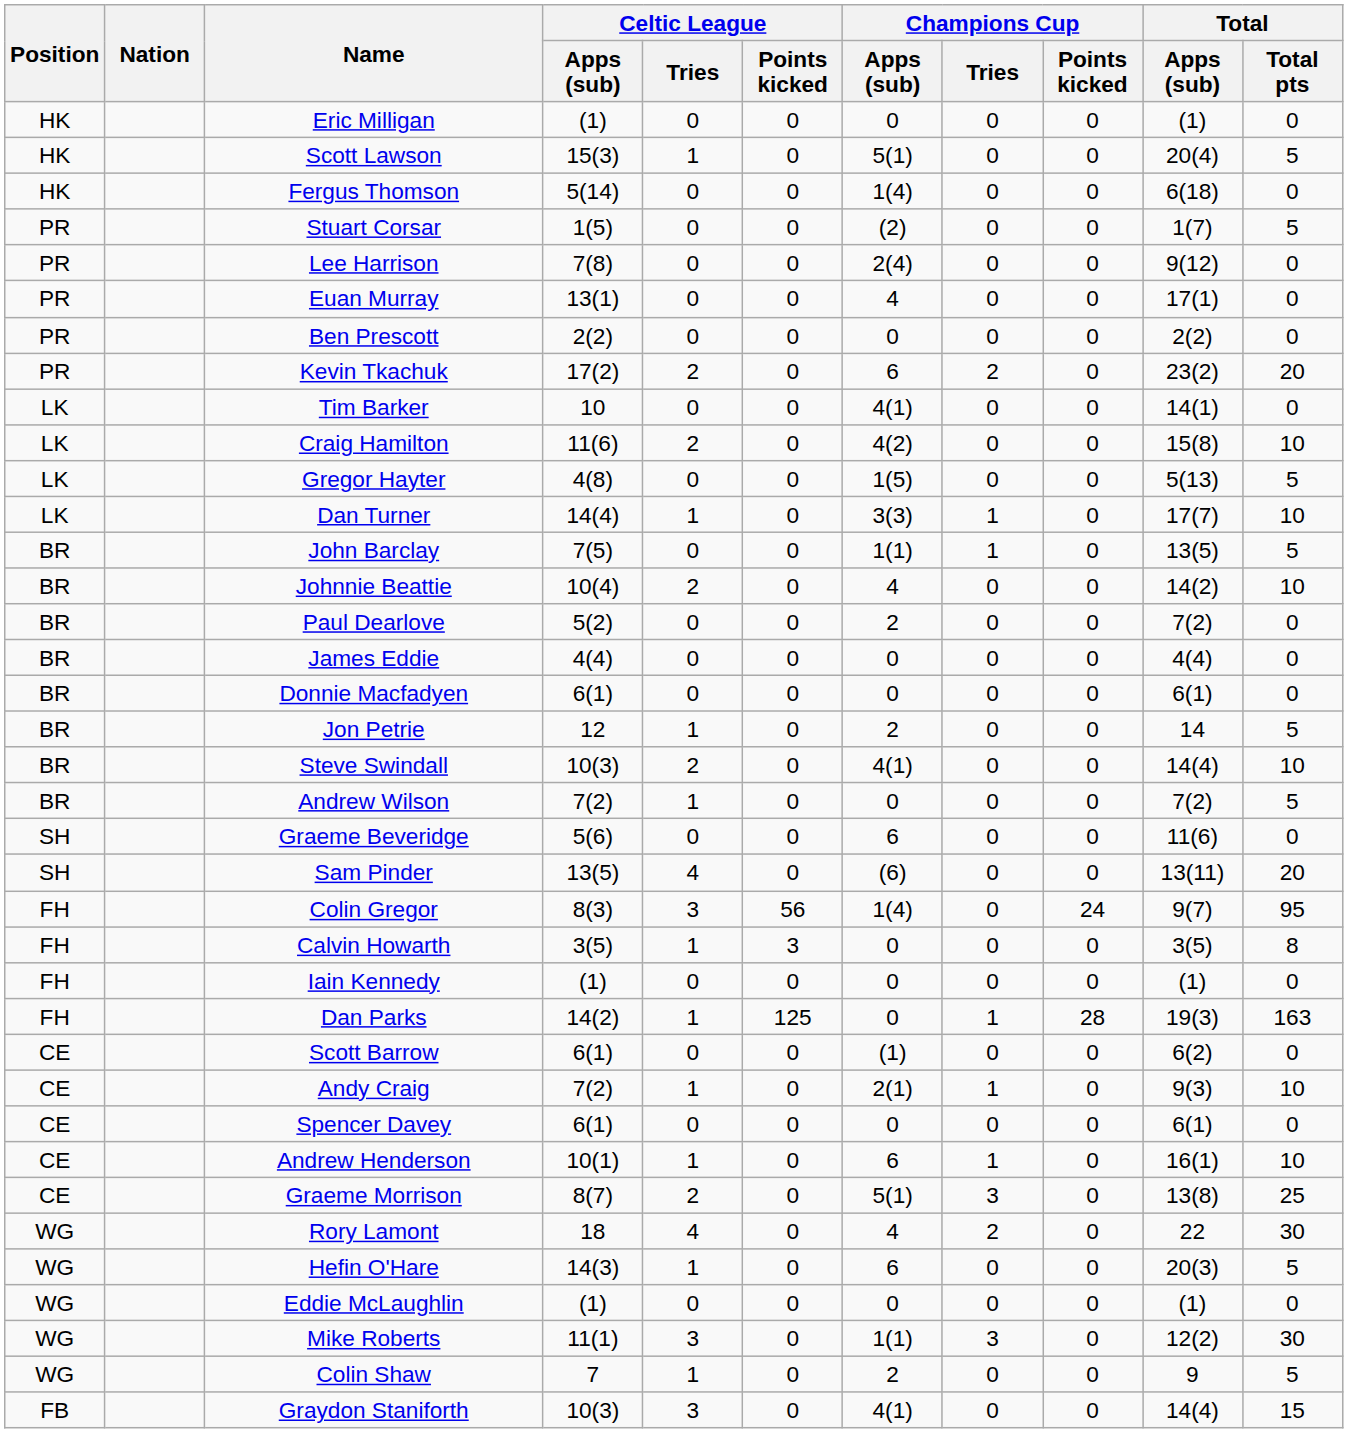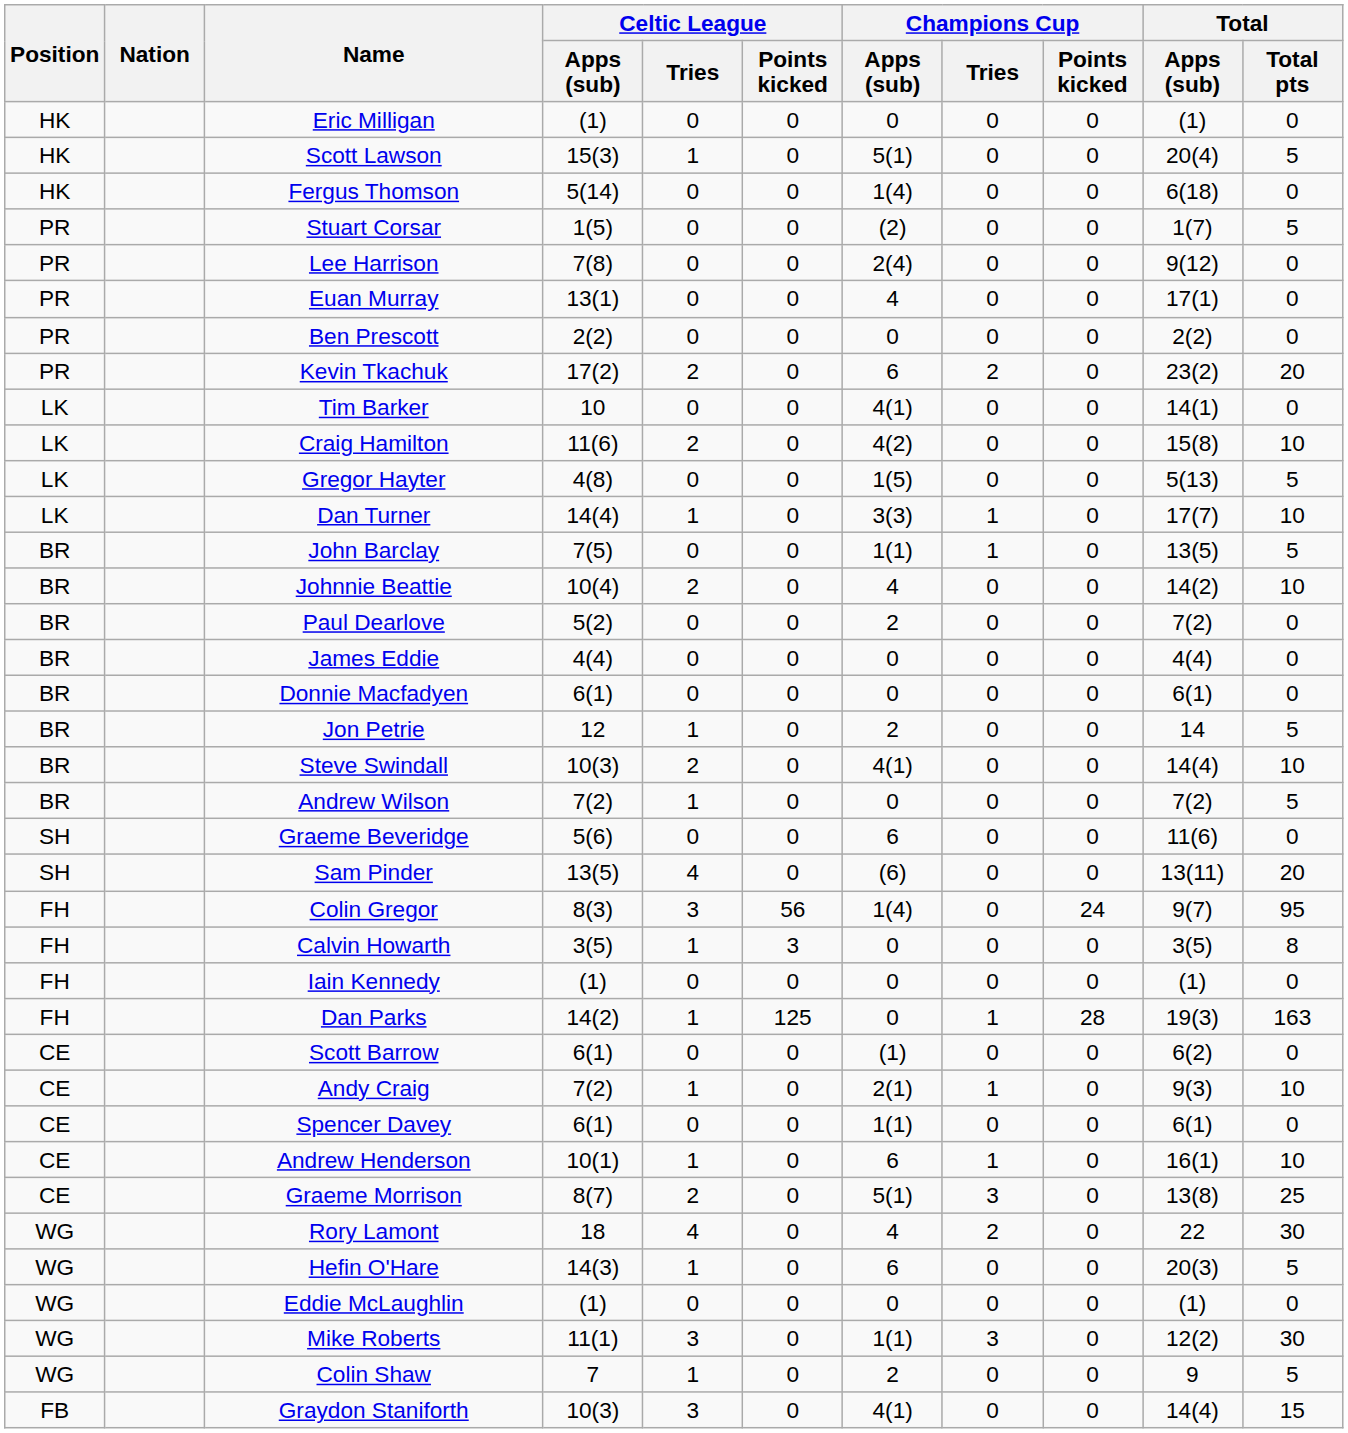(893, 1124) 0 -> (893, 1124) 1(1)
